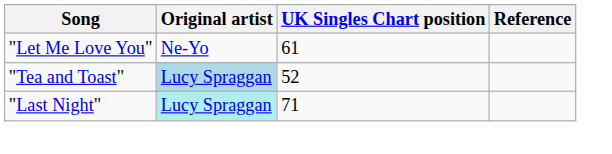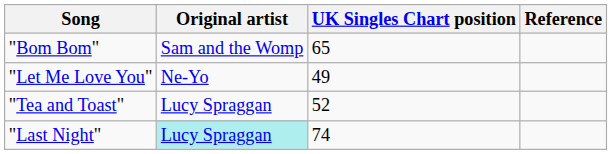+ row: (54, 47)
(290, 47) 61 -> (321, 76) 49
(216, 76) lightblue background -> (216, 105) no background
(290, 105) 71 -> (321, 134) 74
